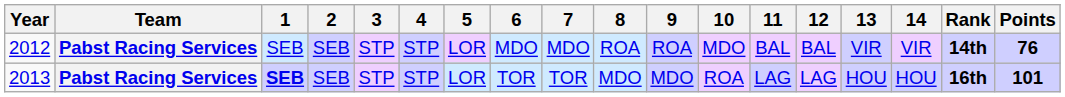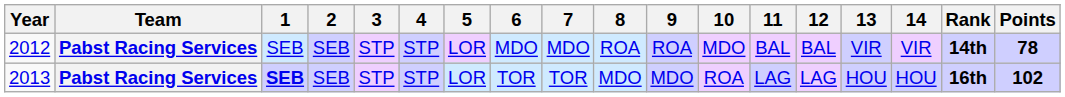(1028, 48) 76 -> (1028, 48) 78
(1028, 77) 101 -> (1028, 77) 102
